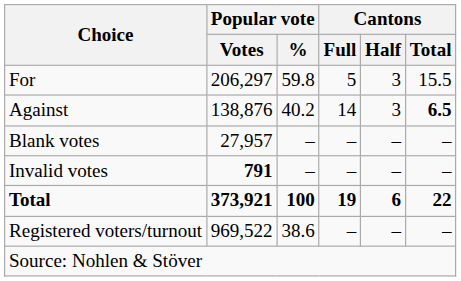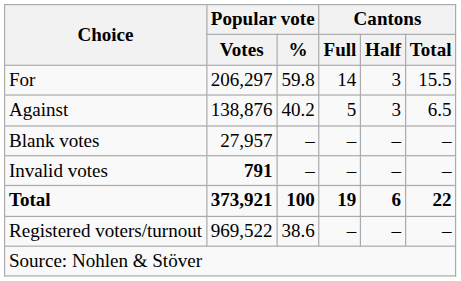(352, 79) 5 -> (347, 79) 14
(347, 110) 14 -> (352, 110) 5
(440, 110) bold -> (440, 110) normal
